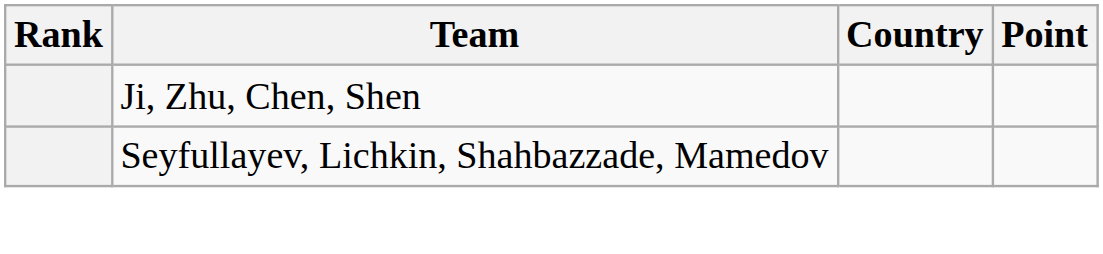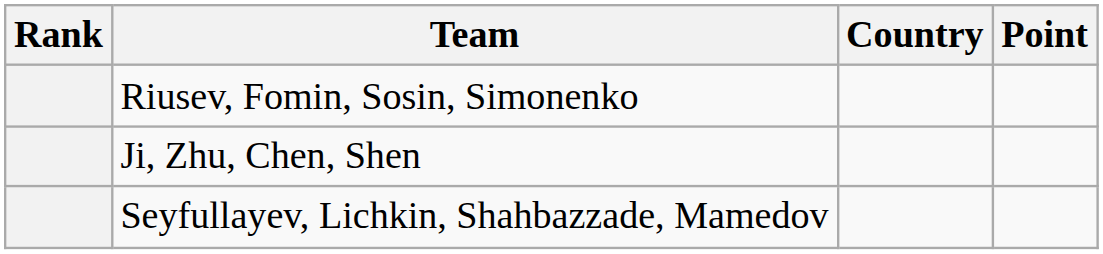+ row: (379, 95)
